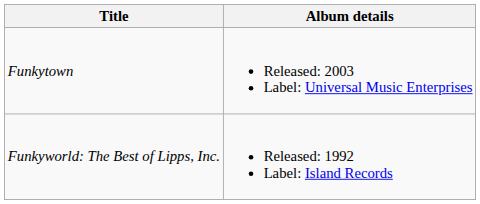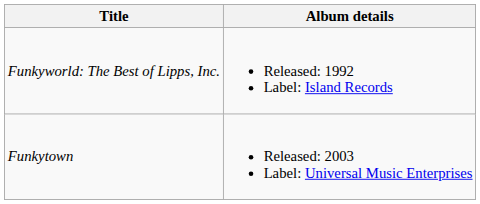rows swapped: (114, 156) <-> (41, 70)
